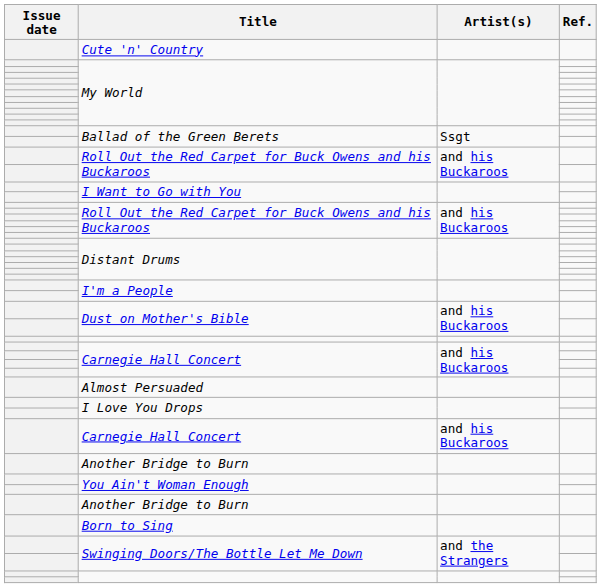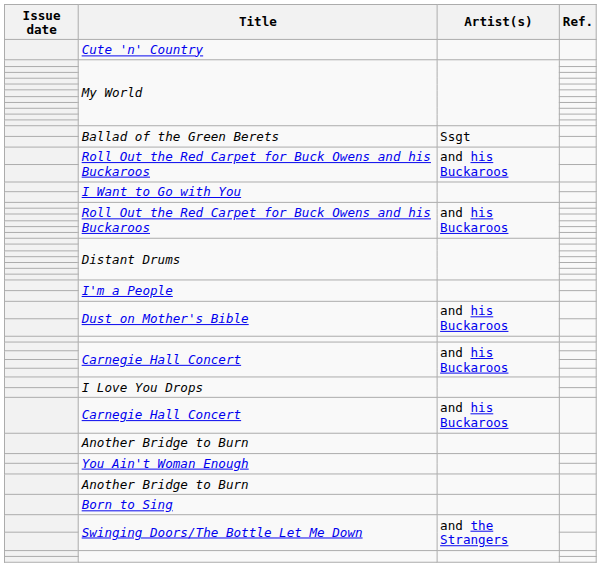- row: (142, 387)
